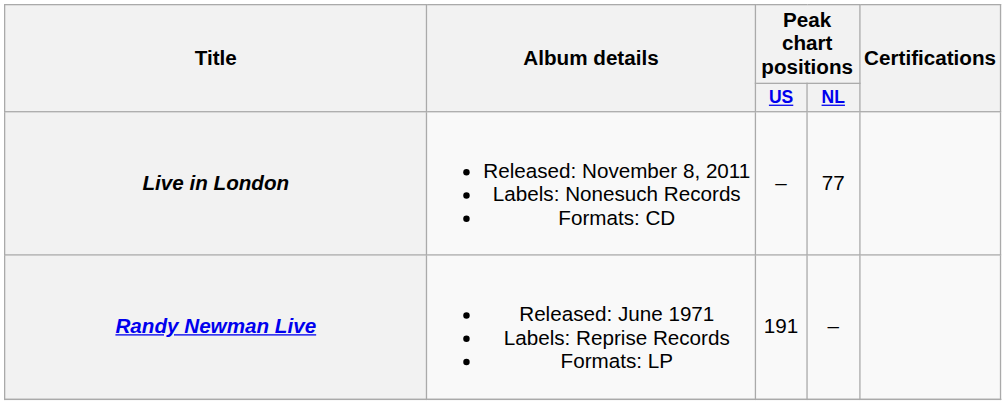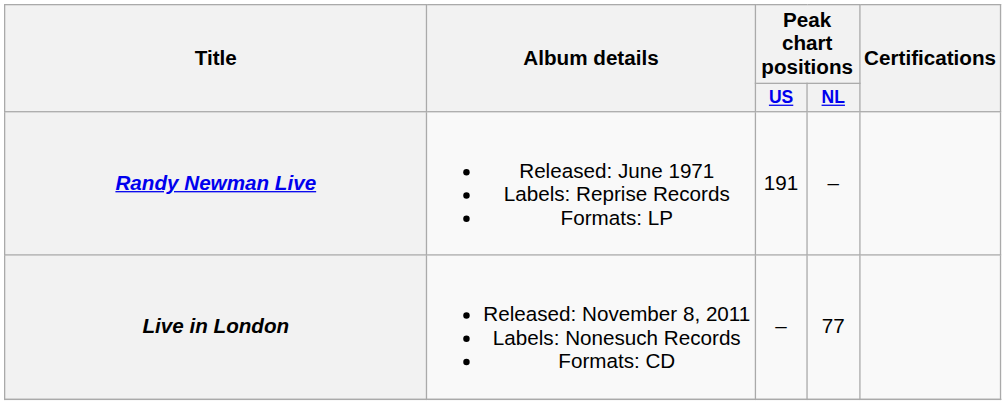rows swapped: (216, 326) <-> (216, 183)
